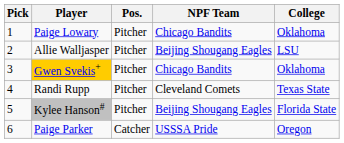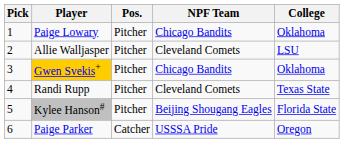(213, 50) Beijing Shougang Eagles -> (198, 50) Cleveland Comets
